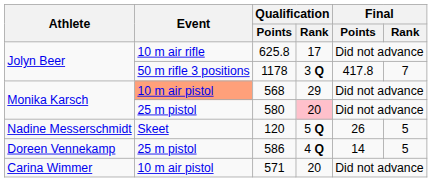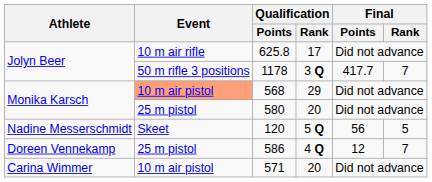(358, 71) 417.8 -> (358, 71) 417.7
(314, 110) pink background -> (314, 110) no background
(358, 129) 26 -> (358, 129) 56
(358, 149) 14 -> (358, 149) 12
(405, 149) 5 -> (405, 149) 7
